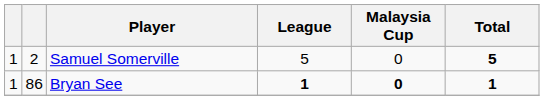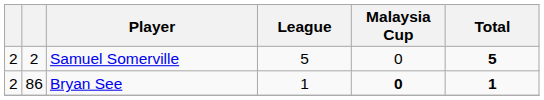(13, 59) 1 -> (13, 59) 2
(13, 83) 1 -> (13, 83) 2
(305, 83) bold -> (305, 83) normal
